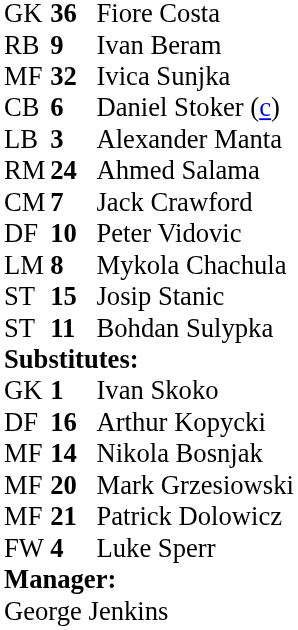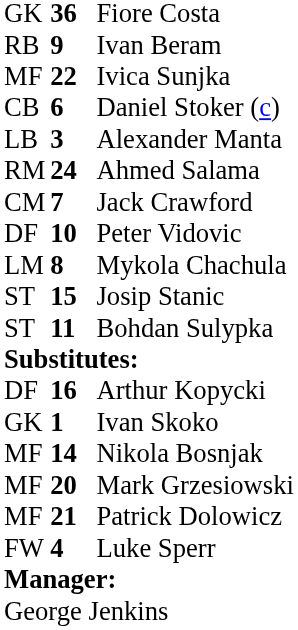(64, 76) 32 -> (64, 76) 22
rows swapped: (158, 390) <-> (181, 422)
